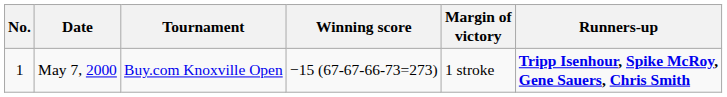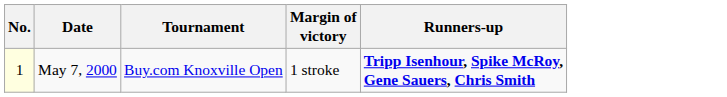- column: (364, 26)
(20, 70) no background -> (20, 70) lightyellow background
